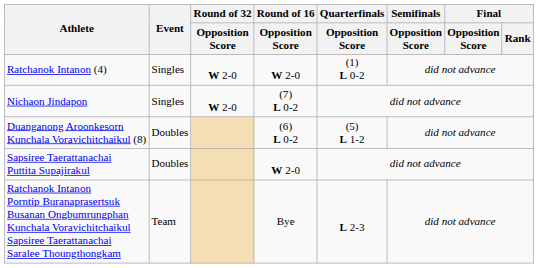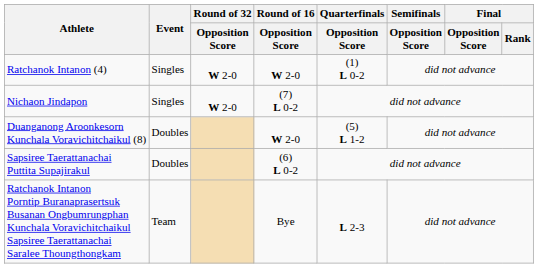(286, 132) (6) L 0-2 -> (286, 139) W 2-0
(286, 170) W 2-0 -> (286, 164) (6) L 0-2
